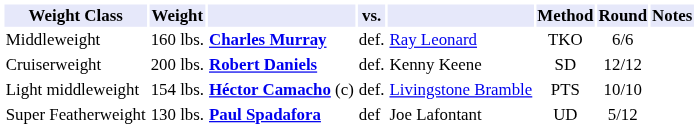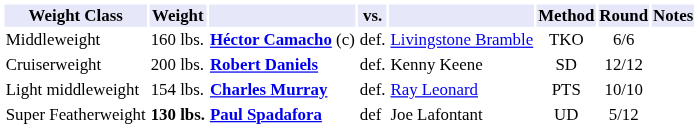(268, 40) Charles Murray -> (282, 40) Héctor Camacho (c)
(433, 40) Ray Leonard -> (462, 40) Livingstone Bramble
(281, 89) Héctor Camacho (c) -> (269, 89) Charles Murray
(461, 89) Livingstone Bramble -> (434, 89) Ray Leonard
(177, 114) normal -> (178, 114) bold
